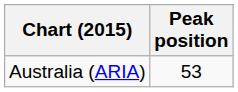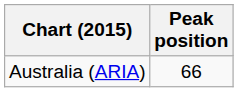(191, 71) 53 -> (191, 71) 66
